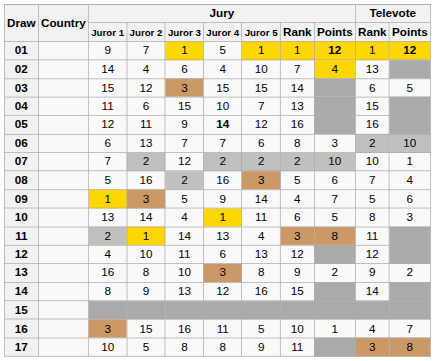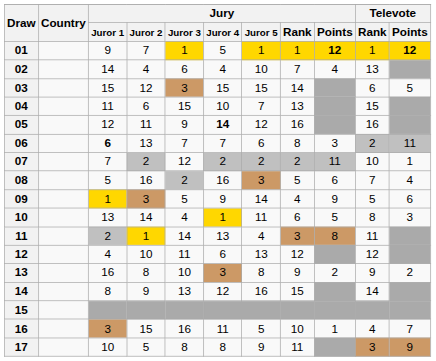(335, 69) gold background -> (335, 69) no background
(108, 143) normal -> (108, 143) bold
(410, 143) 10 -> (410, 143) 11
(335, 161) 10 -> (335, 161) 11
(335, 198) 7 -> (335, 198) 9
(410, 347) 8 -> (410, 347) 9
